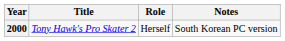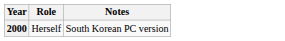- column: (84, 12)
